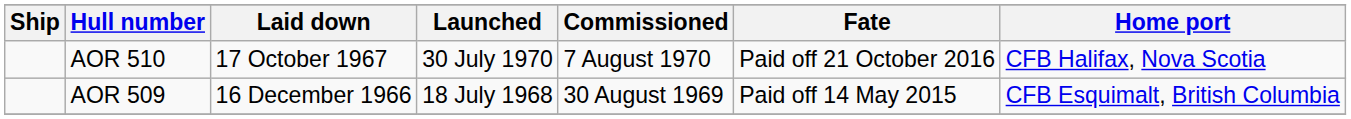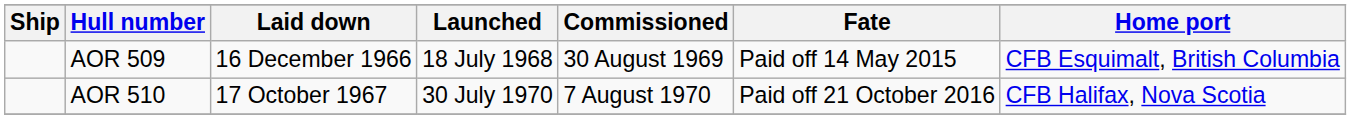rows swapped: (118, 95) <-> (118, 59)
